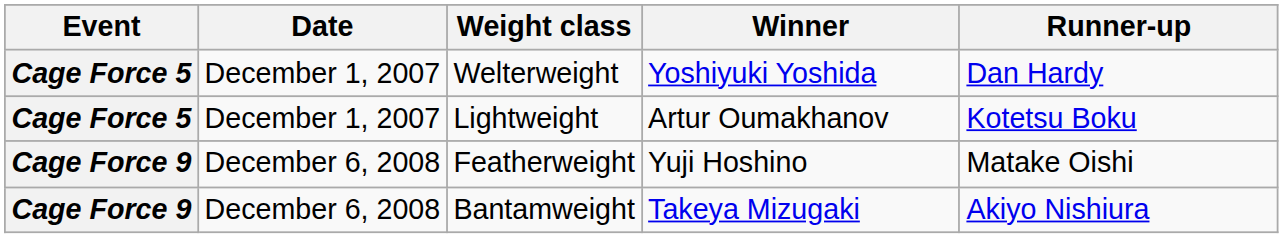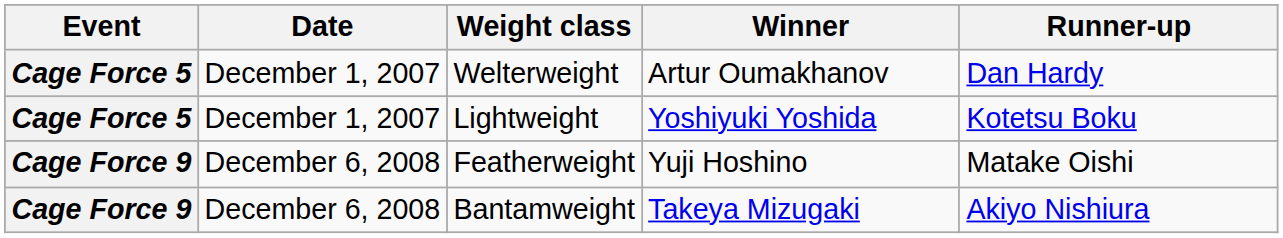(762, 72) Yoshiyuki Yoshida -> (768, 72) Artur Oumakhanov
(768, 118) Artur Oumakhanov -> (762, 118) Yoshiyuki Yoshida
